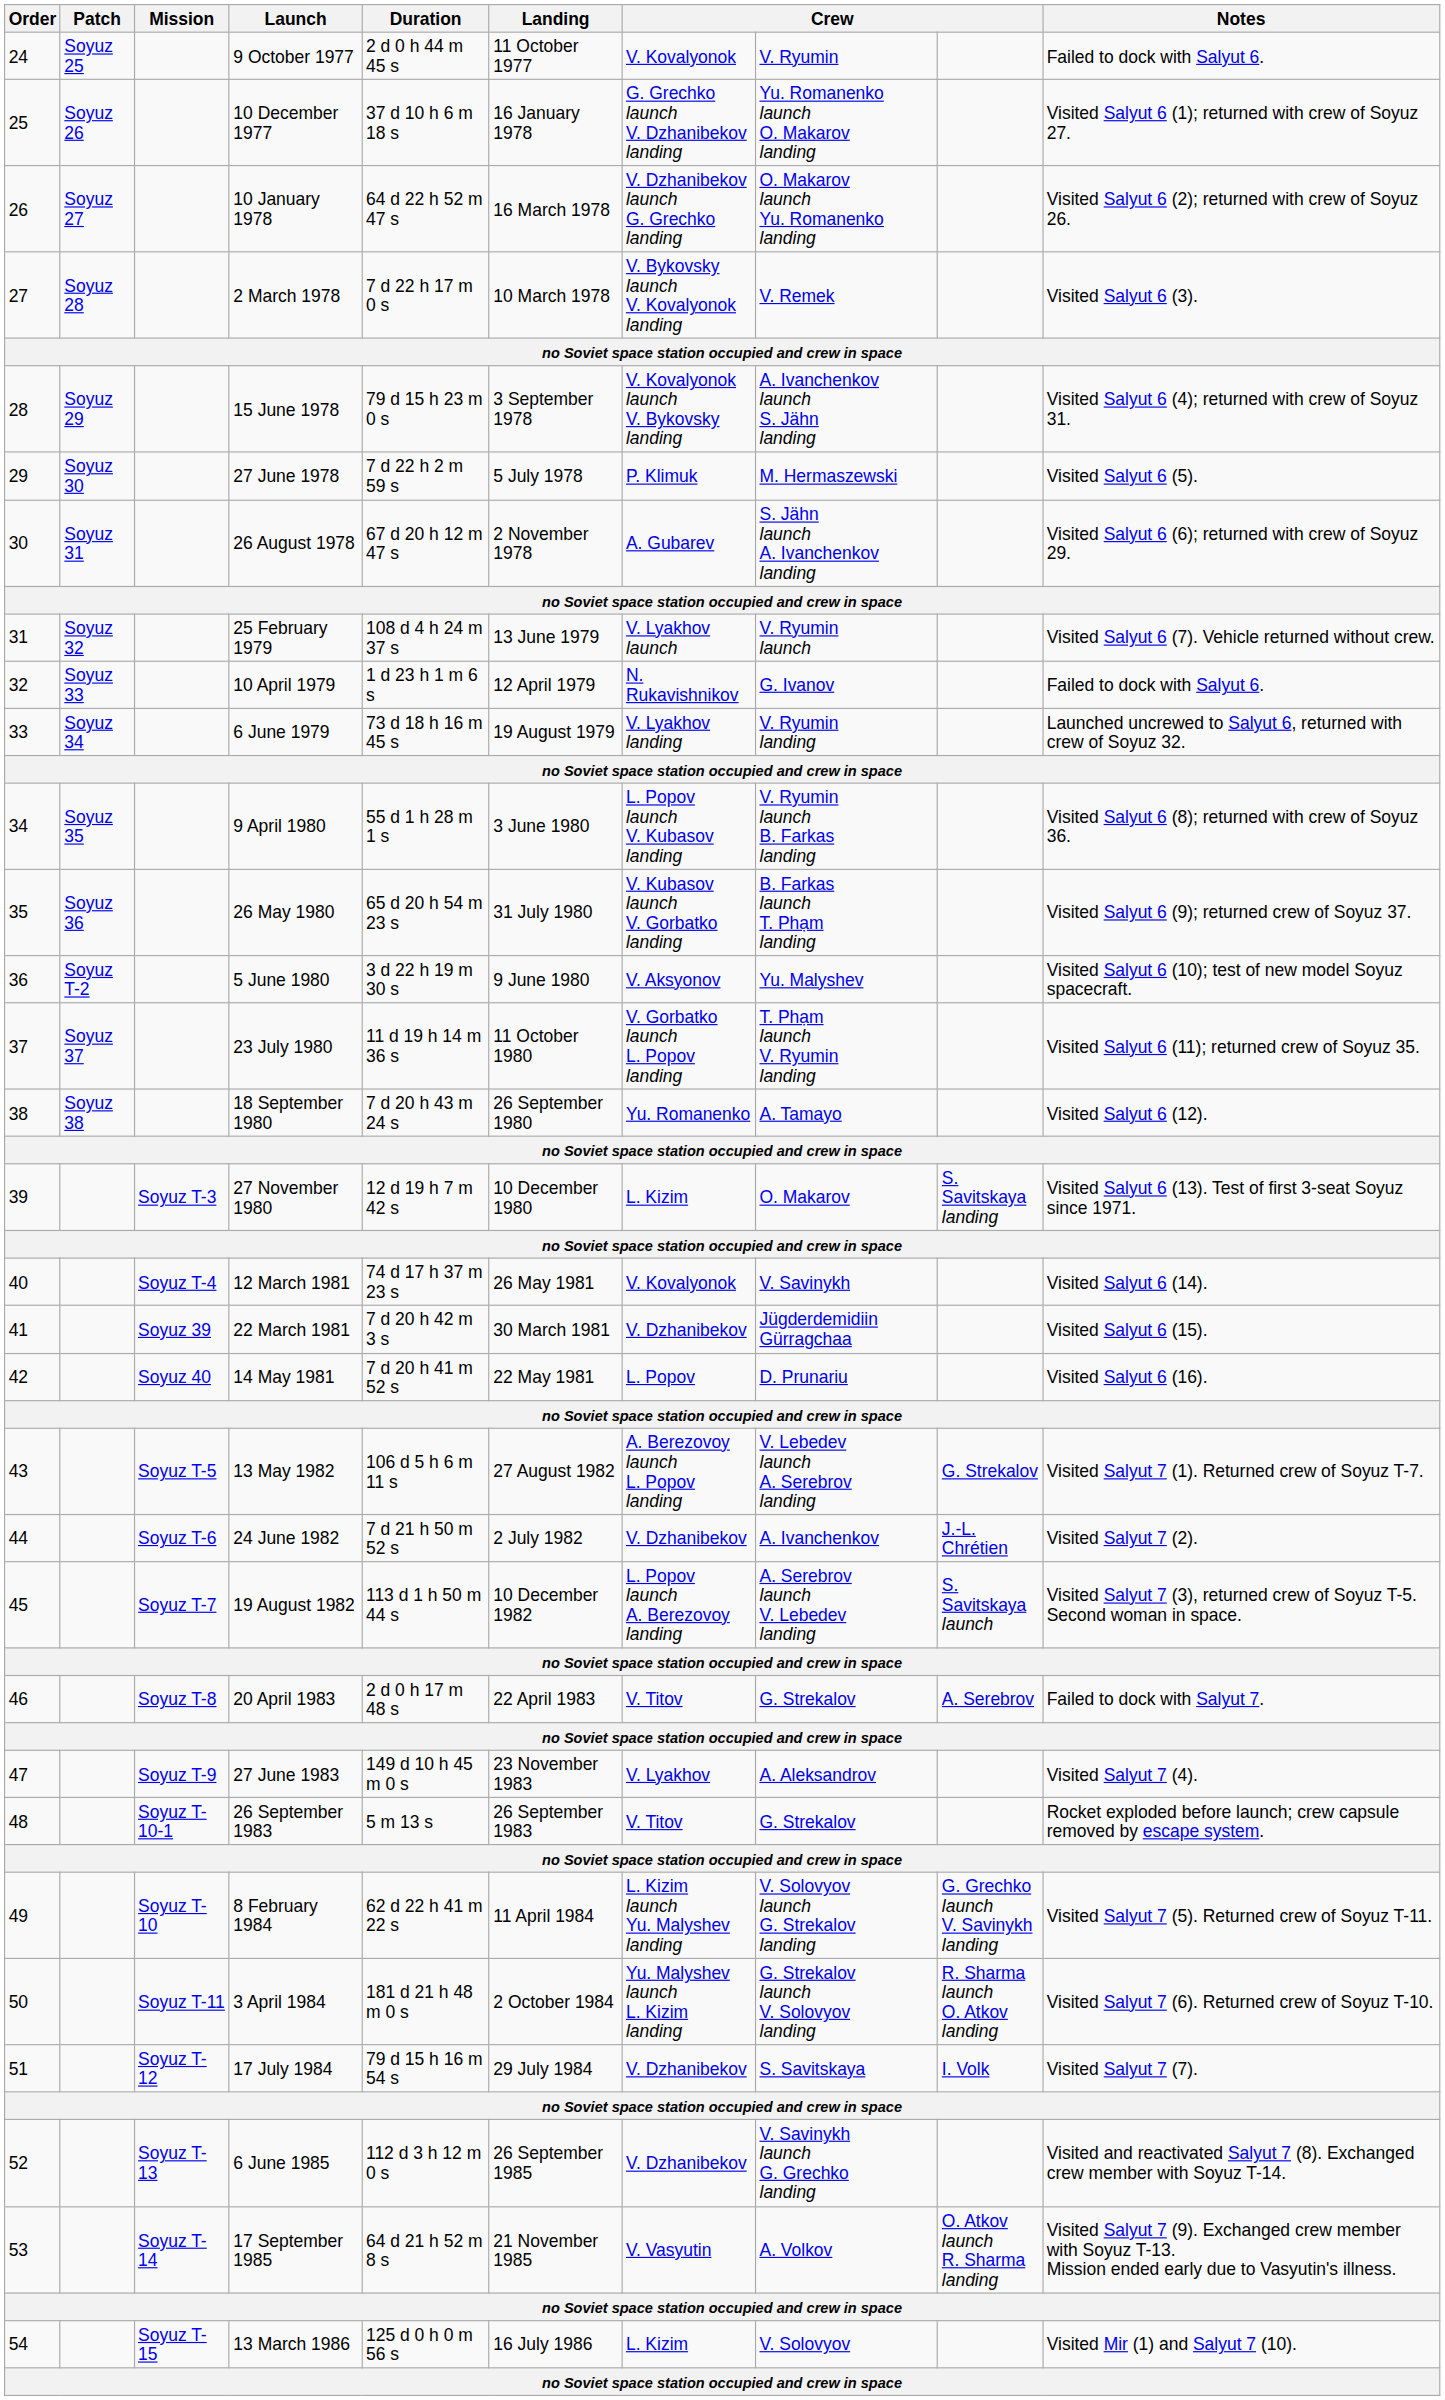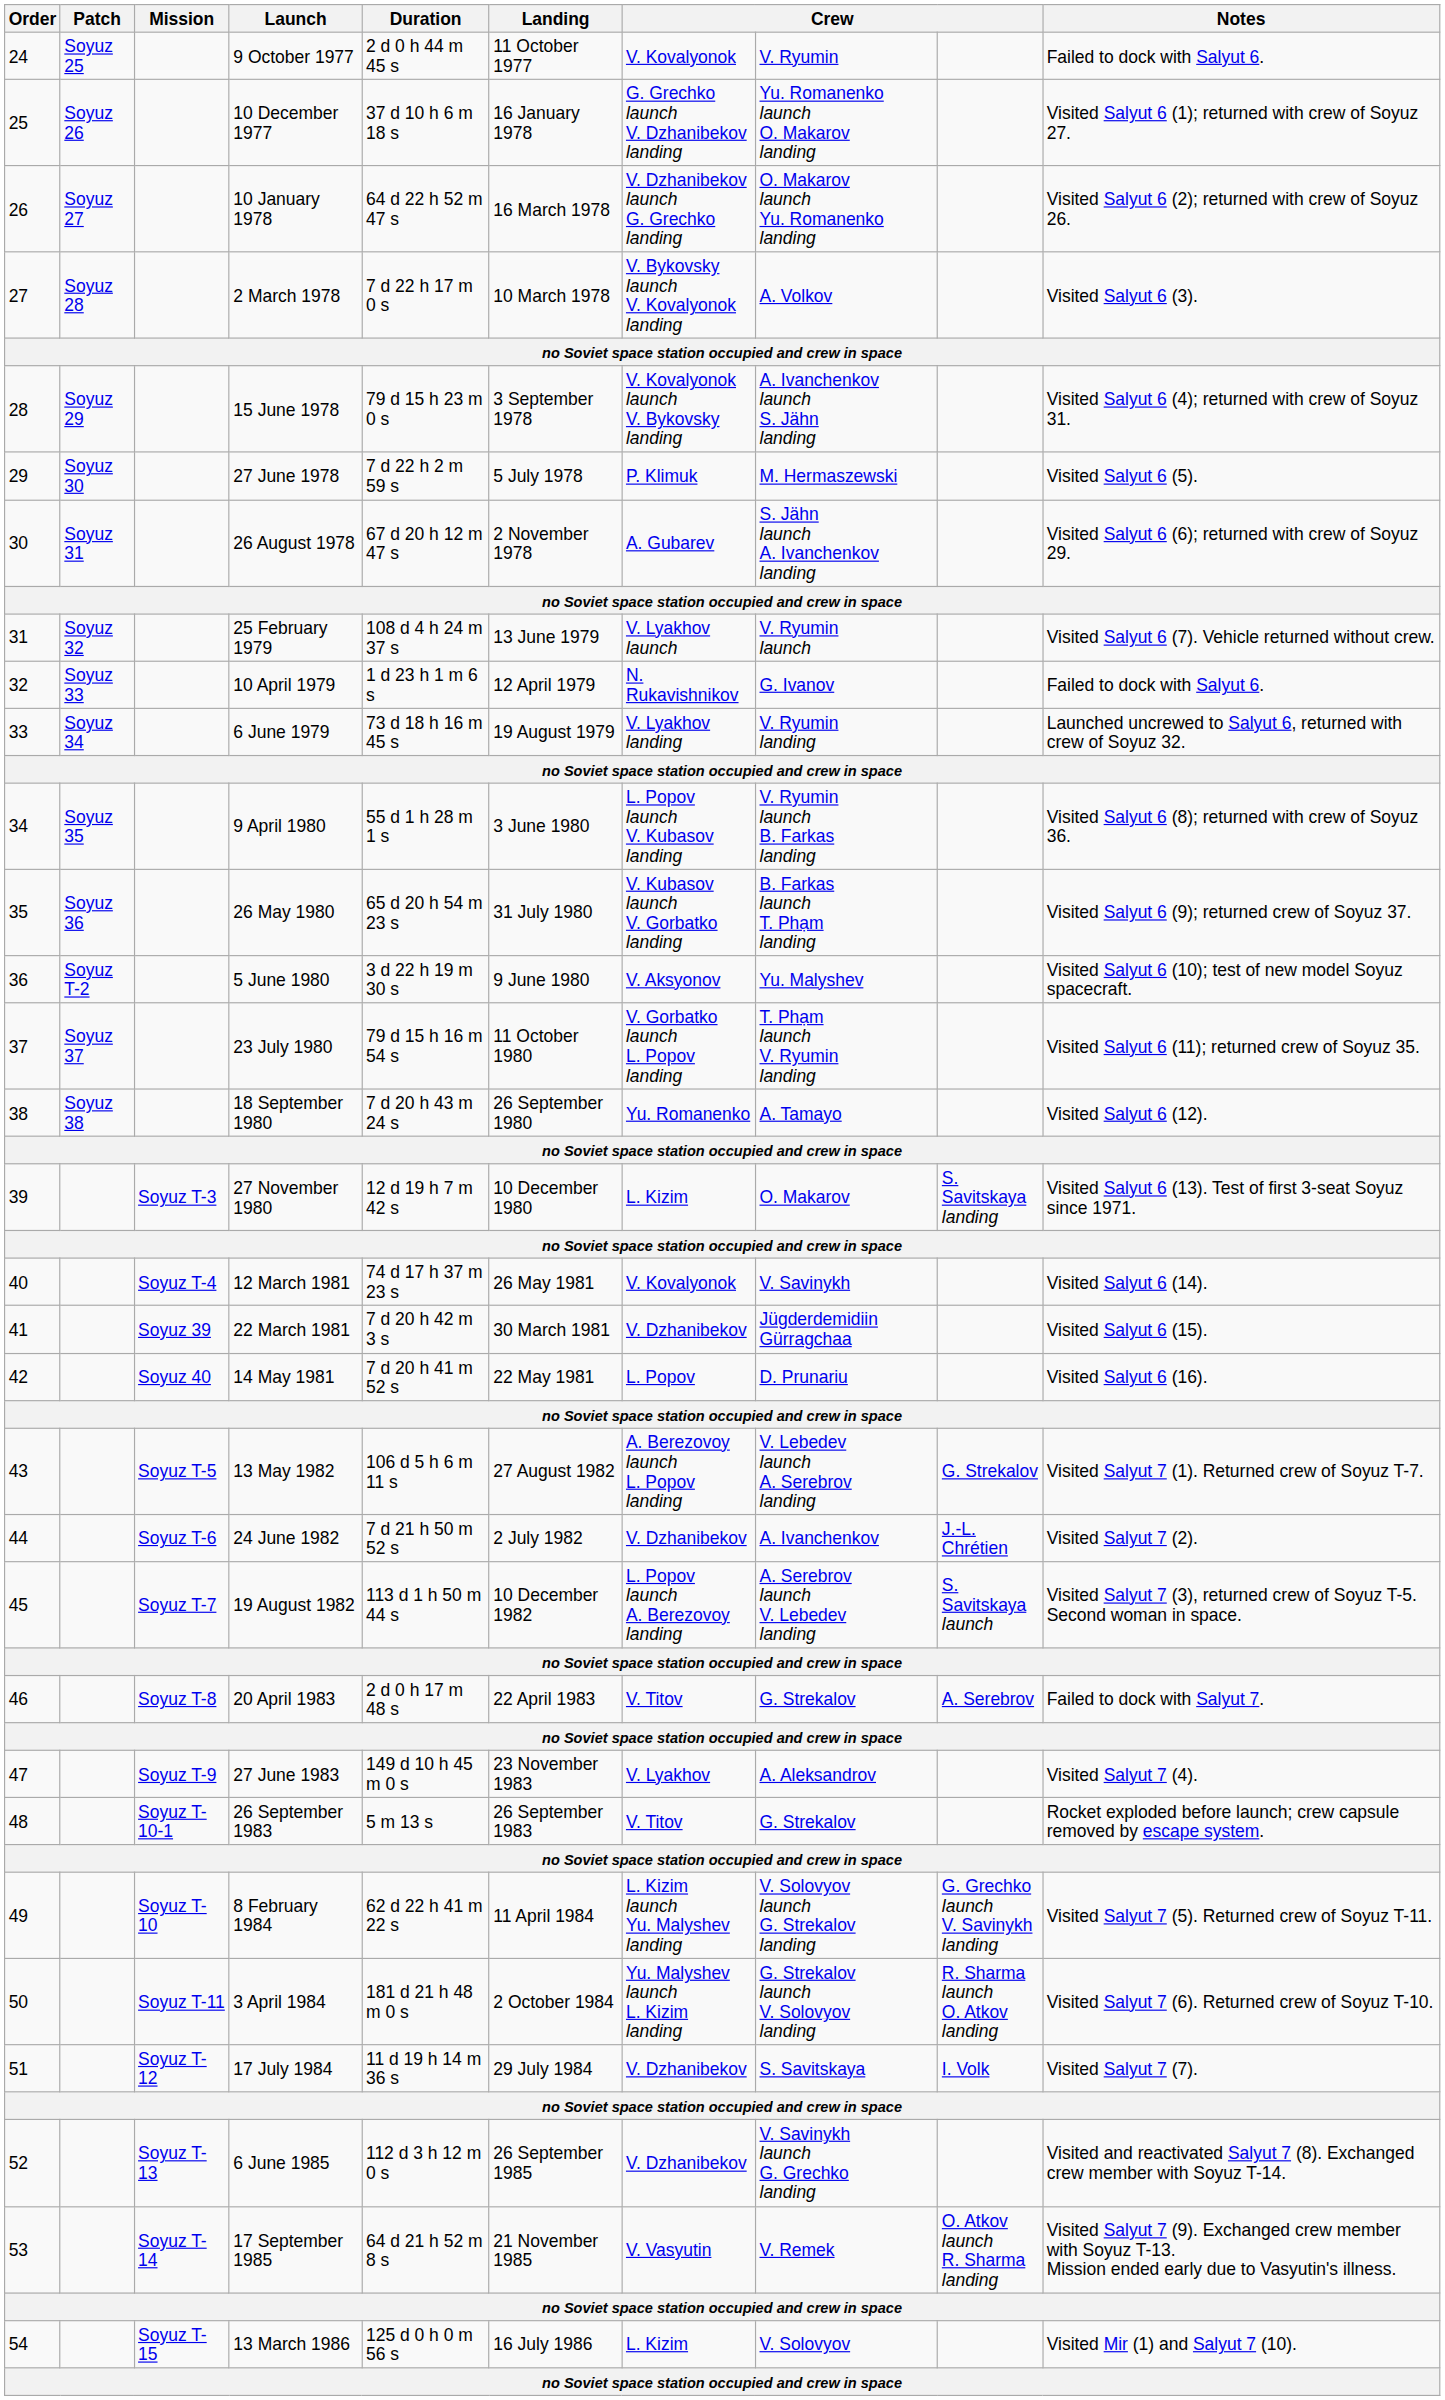(797, 295) V. Remek -> (796, 295) A. Volkov
(424, 1046) 11 d 19 h 14 m 36 s -> (424, 1046) 79 d 15 h 16 m 54 s
(424, 2069) 79 d 15 h 16 m 54 s -> (424, 2069) 11 d 19 h 14 m 36 s
(796, 2250) A. Volkov -> (797, 2250) V. Remek
